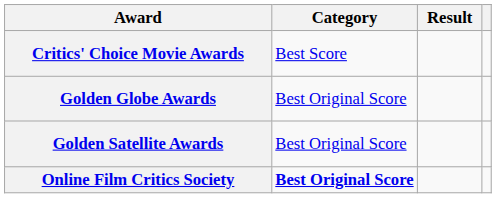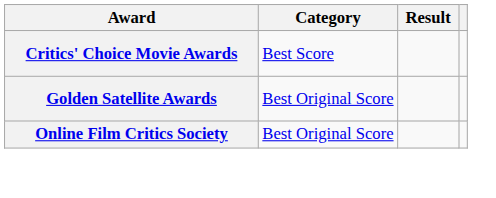- row: (138, 98)
(344, 179) bold -> (328, 134) normal
